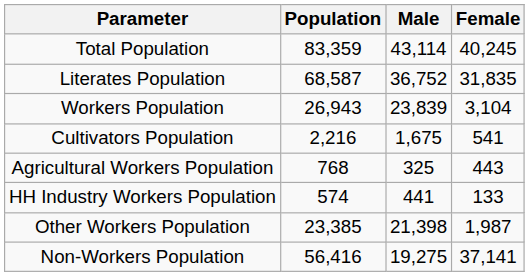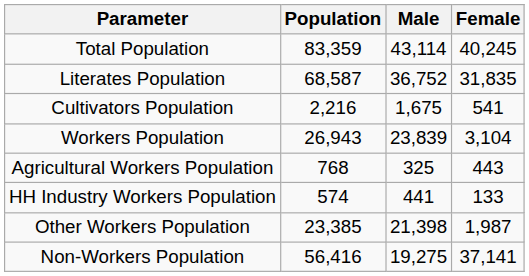rows swapped: (142, 108) <-> (142, 138)
